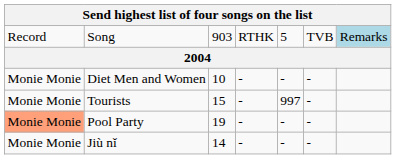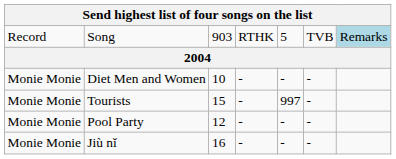(44, 121) lightsalmon background -> (44, 121) no background
(219, 121) 19 -> (219, 121) 12
(219, 143) 14 -> (219, 143) 16
